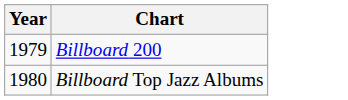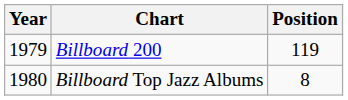+ column: (305, 19)
